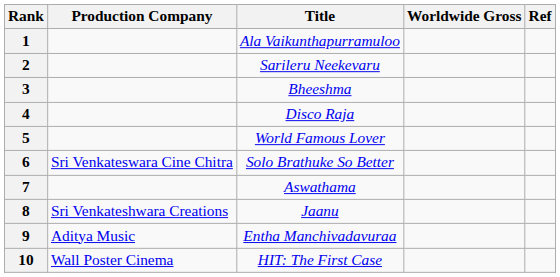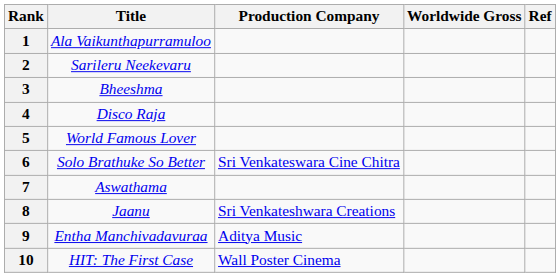columns swapped: (320, 16) <-> (142, 16)
